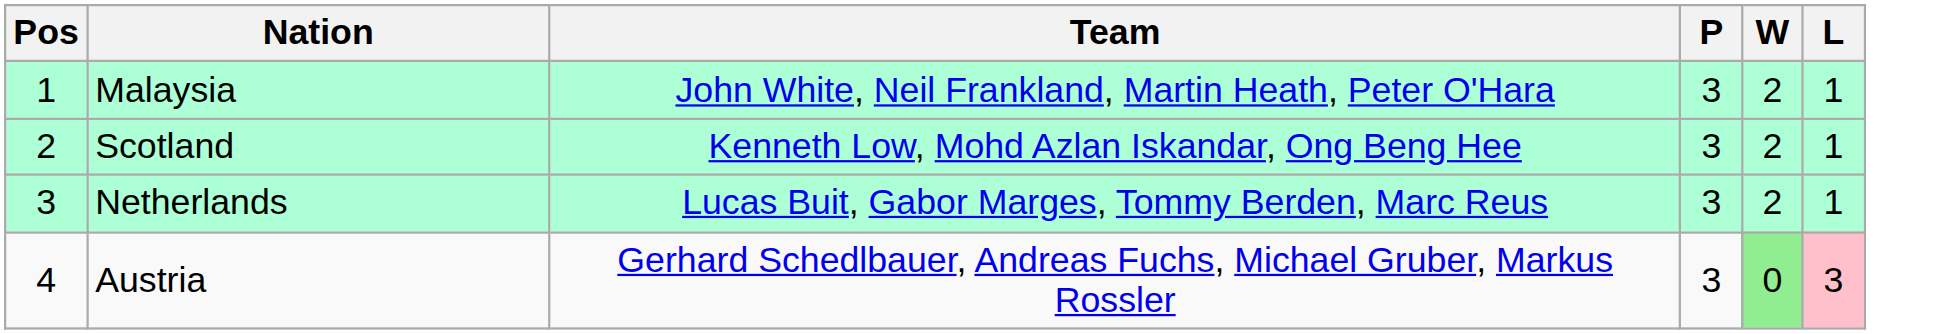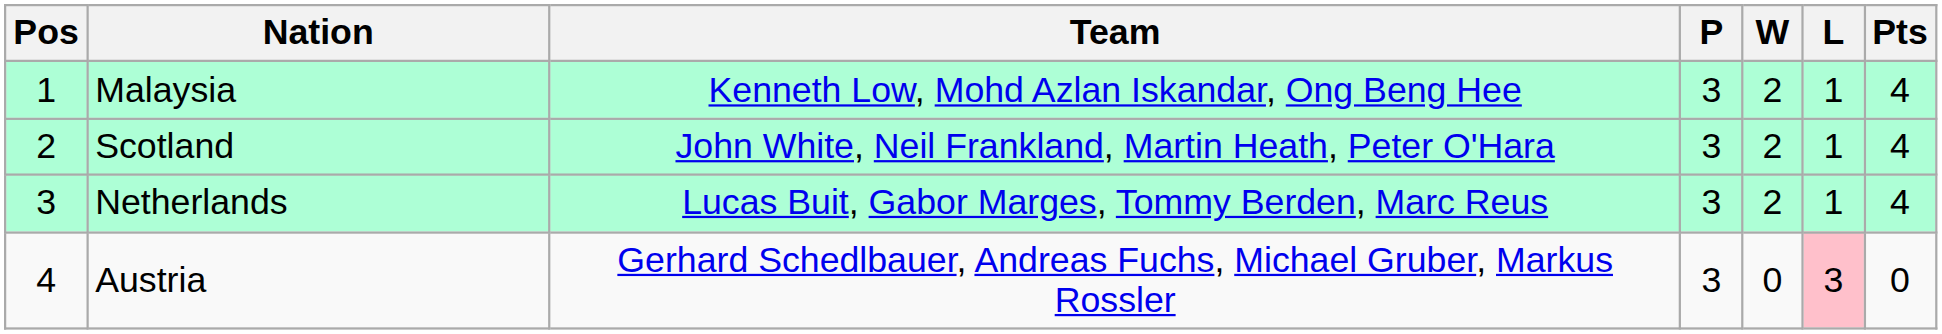+ column: (1900, 32)
(1115, 89) John White, Neil Frankland, Martin Heath, Peter O'Hara -> (1115, 89) Kenneth Low, Mohd Azlan Iskandar, Ong Beng Hee
(1115, 145) Kenneth Low, Mohd Azlan Iskandar, Ong Beng Hee -> (1115, 145) John White, Neil Frankland, Martin Heath, Peter O'Hara
(1772, 279) lightgreen background -> (1772, 279) no background
